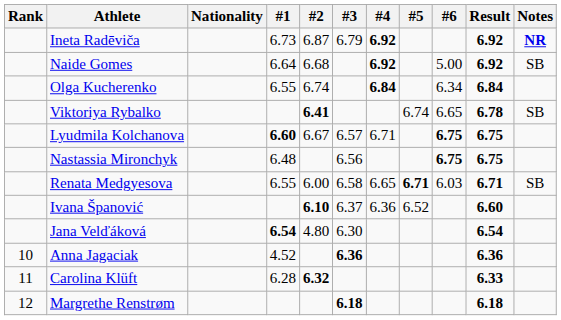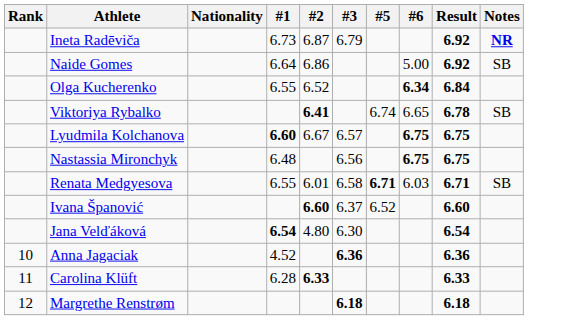- column: (383, 16)
(316, 64) 6.68 -> (316, 64) 6.86
(316, 87) 6.74 -> (316, 87) 6.52
(449, 87) normal -> (416, 87) bold
(316, 183) 6.00 -> (316, 183) 6.01
(316, 207) 6.10 -> (316, 207) 6.60
(316, 278) 6.32 -> (316, 278) 6.33
